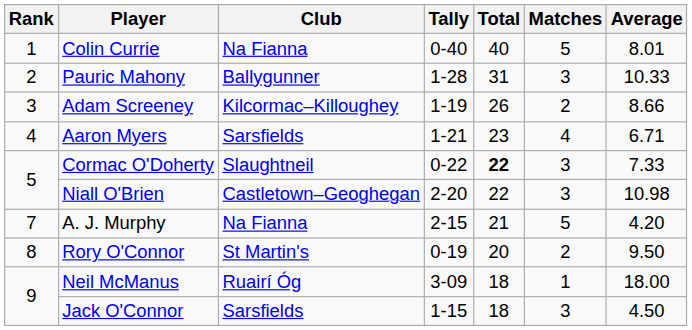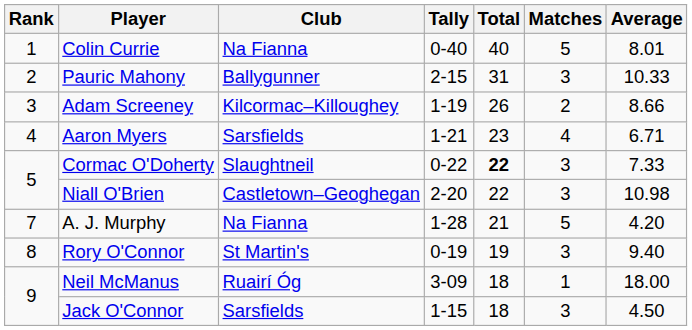(449, 77) 1-28 -> (449, 77) 2-15
(449, 223) 2-15 -> (449, 223) 1-28
(499, 252) 20 -> (499, 252) 19
(565, 252) 2 -> (565, 252) 3
(647, 252) 9.50 -> (647, 252) 9.40
